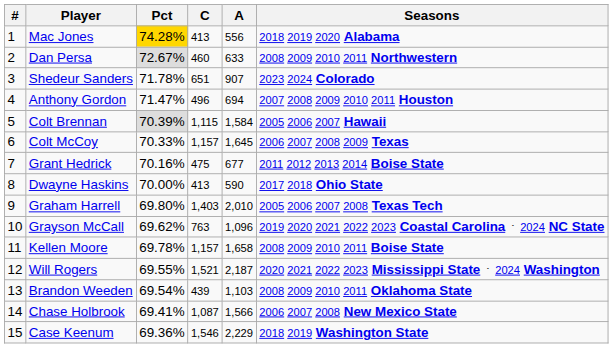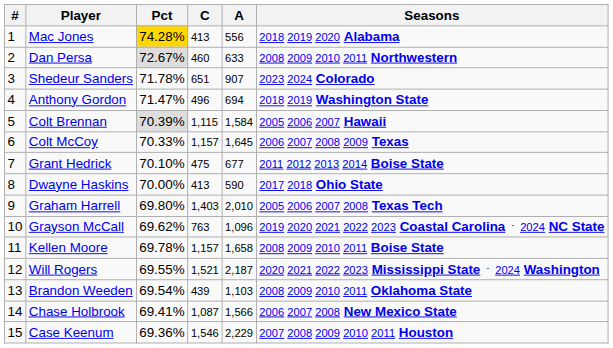(356, 100) 2007 2008 2009 2010 2011 Houston -> (344, 100) 2018 2019 Washington State
(162, 164) 70.16% -> (162, 164) 70.10%
(344, 333) 2018 2019 Washington State -> (356, 333) 2007 2008 2009 2010 2011 Houston
